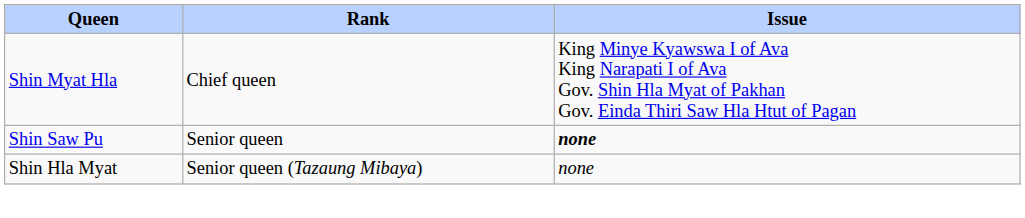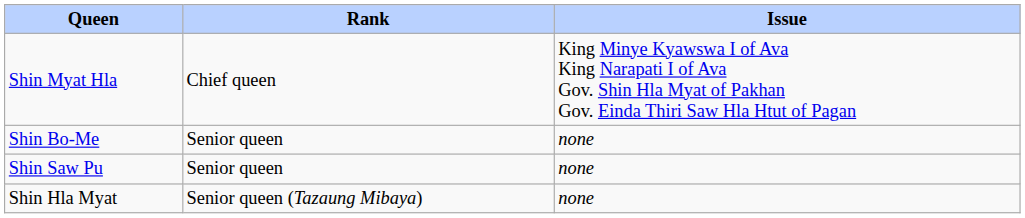+ row: (54, 139)
(577, 139) bold -> (576, 168) normal
